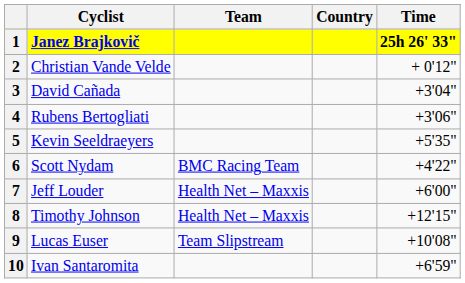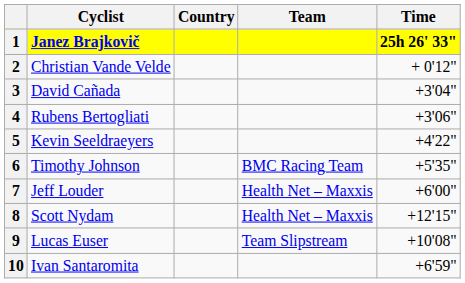columns swapped: (345, 16) <-> (243, 16)
(436, 141) +5'35" -> (436, 141) +4'22"
(72, 166) Scott Nydam -> (85, 166) Timothy Johnson
(436, 166) +4'22" -> (436, 166) +5'35"
(85, 215) Timothy Johnson -> (72, 215) Scott Nydam
